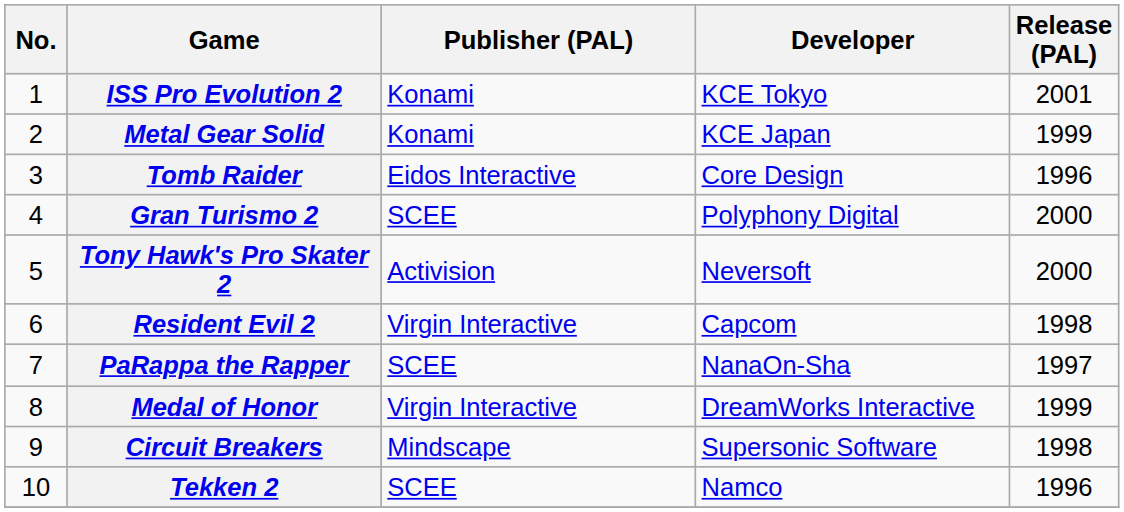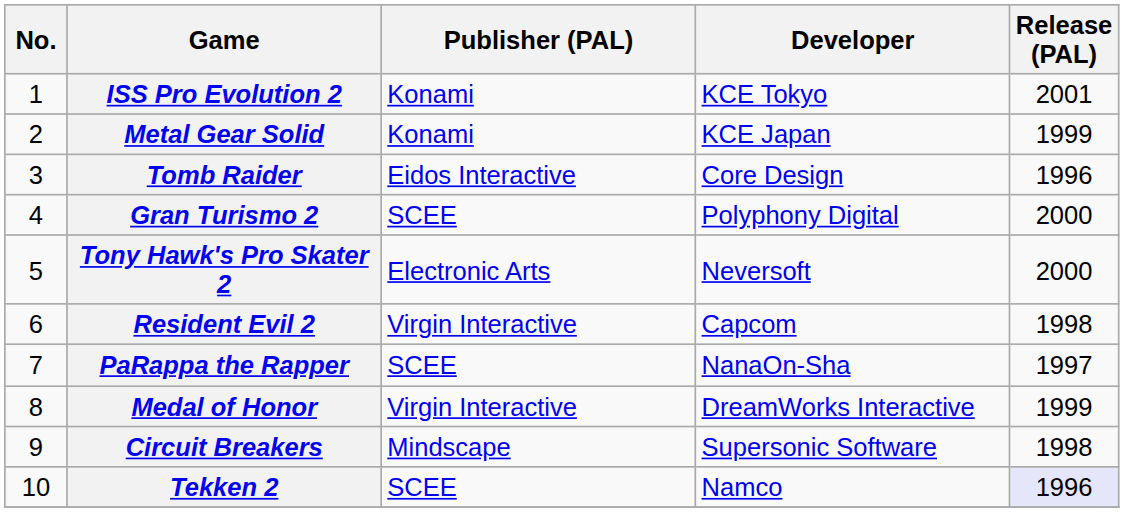(441, 270) Activision -> (469, 270) Electronic Arts
(1064, 487) no background -> (1064, 487) lavender background
